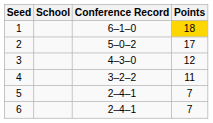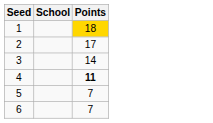- column: (122, 12)
(190, 61) 12 -> (90, 61) 14
(190, 77) normal -> (90, 77) bold
